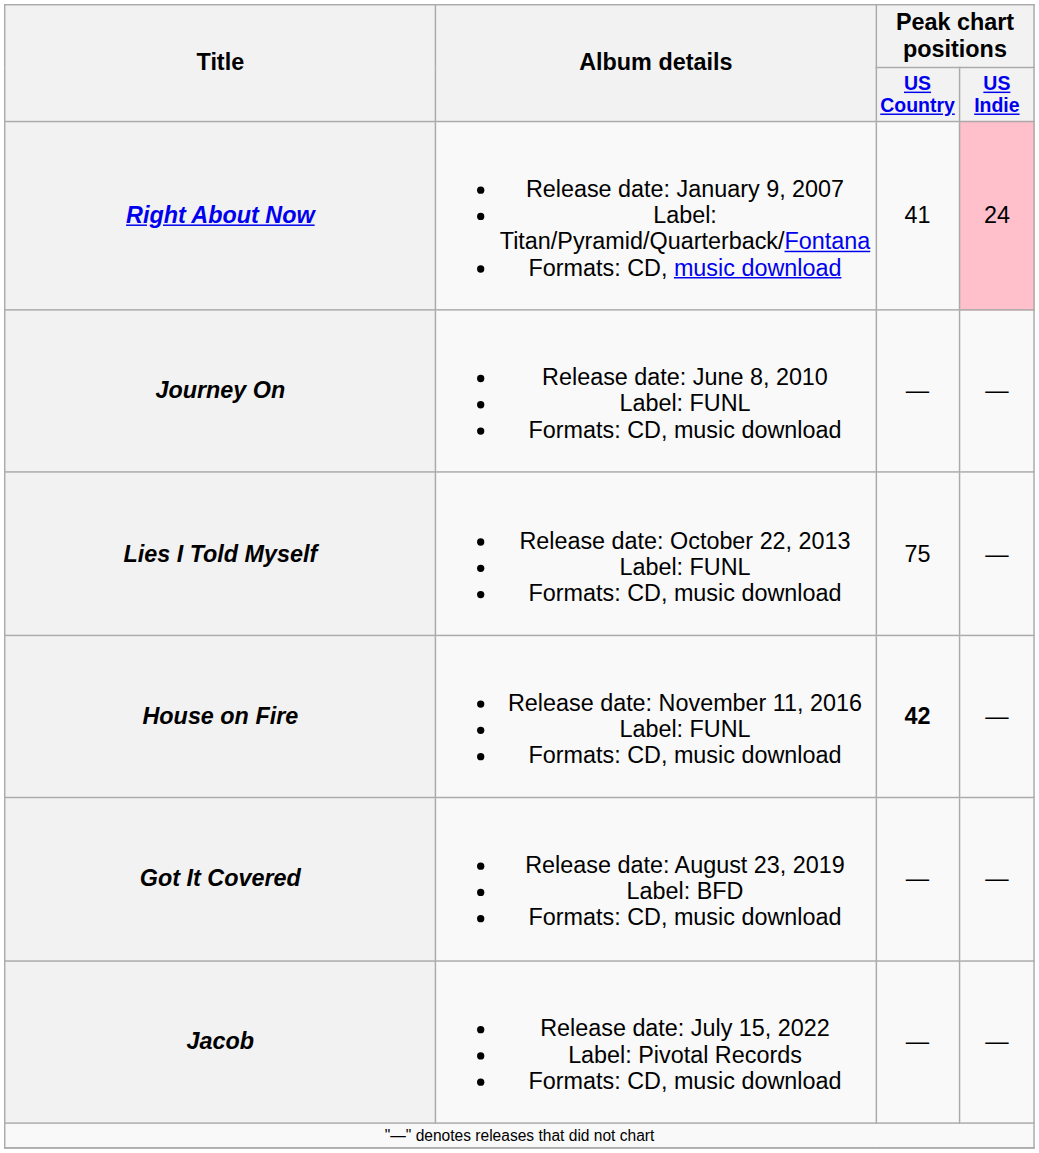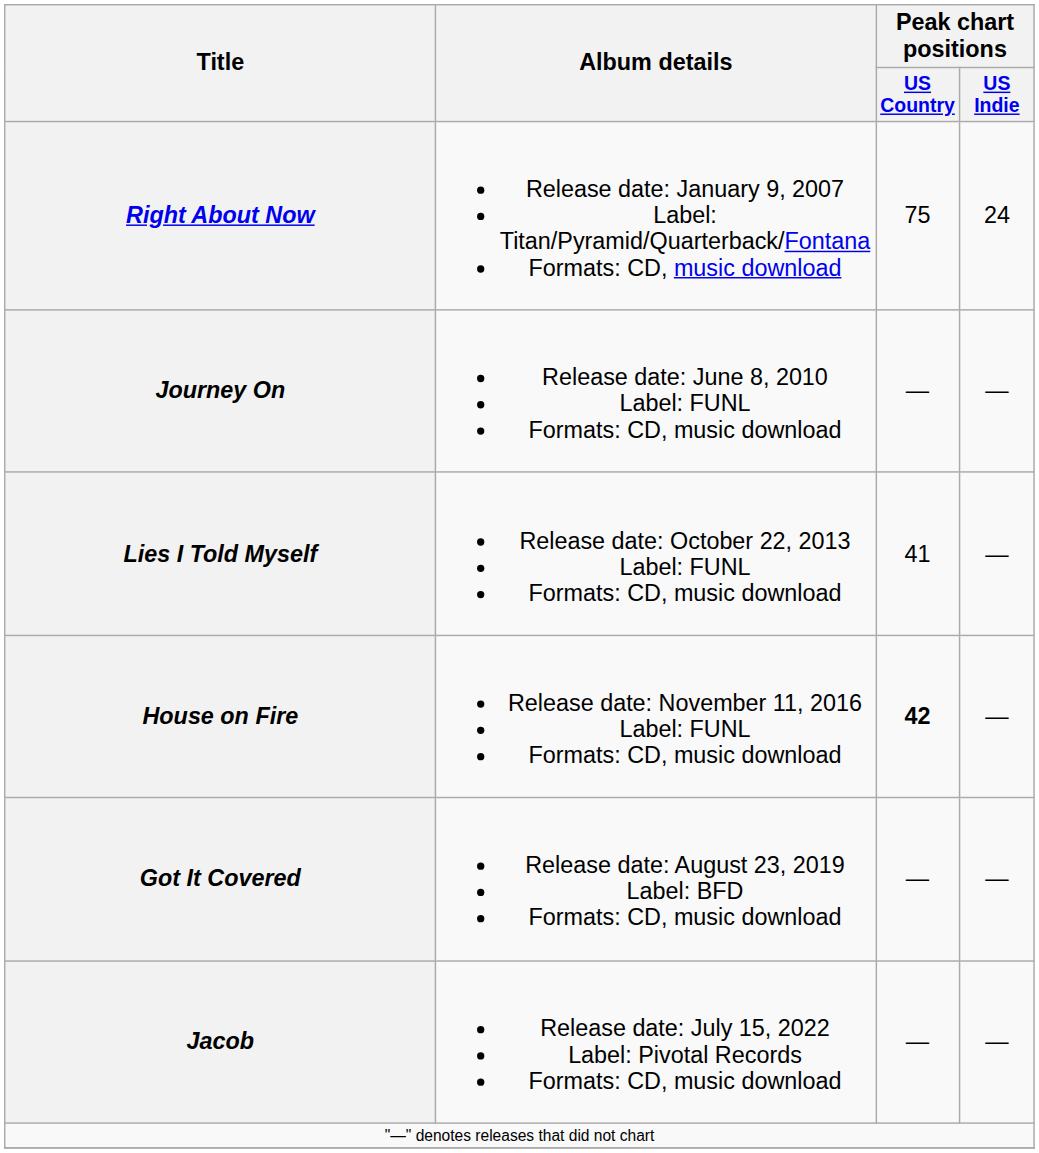(918, 215) 41 -> (918, 215) 75
(997, 215) pink background -> (997, 215) no background
(918, 553) 75 -> (918, 553) 41
